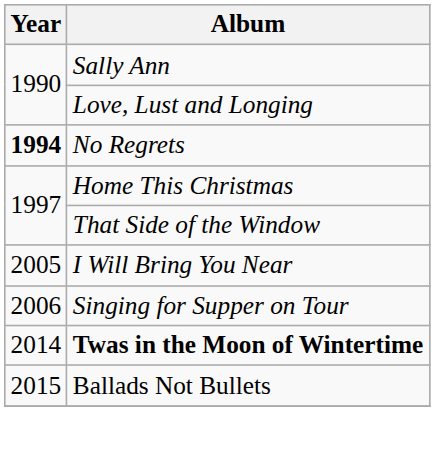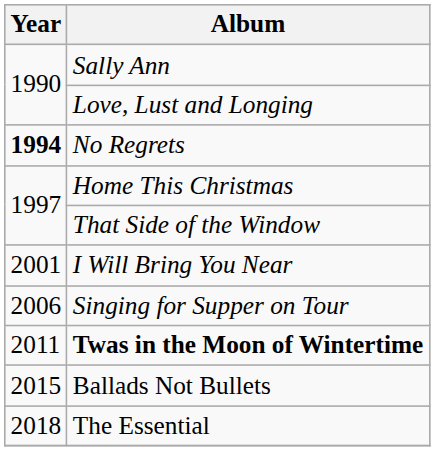(36, 265) 2005 -> (36, 265) 2001
(36, 345) 2014 -> (35, 345) 2011
+ row: (141, 425)
